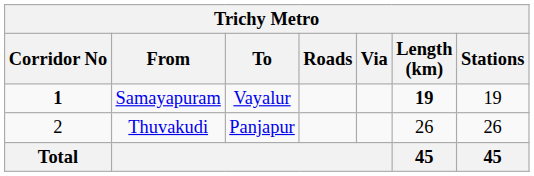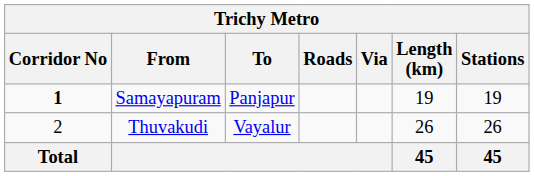(262, 98) Vayalur -> (262, 98) Panjapur
(424, 98) bold -> (424, 98) normal
(262, 127) Panjapur -> (262, 127) Vayalur
